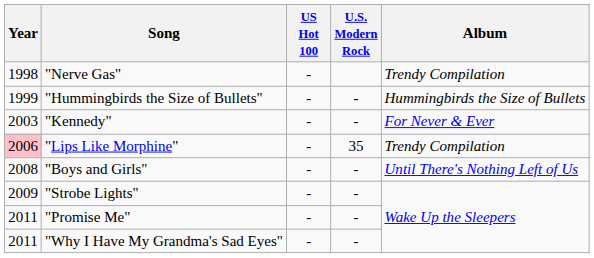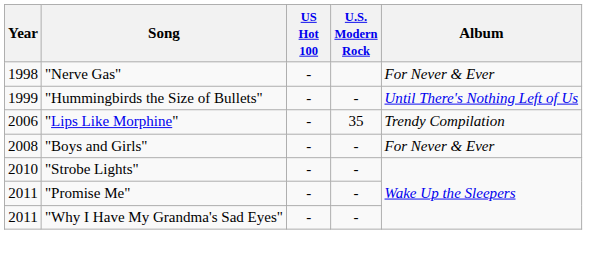(445, 74) Trendy Compilation -> (439, 74) For Never & Ever
(485, 97) Hummingbirds the Size of Bullets -> (481, 97) Until There's Nothing Left of Us
- row: (78, 121)
(23, 145) pink background -> (23, 121) no background
(481, 169) Until There's Nothing Left of Us -> (439, 145) For Never & Ever
(23, 193) 2009 -> (23, 169) 2010
